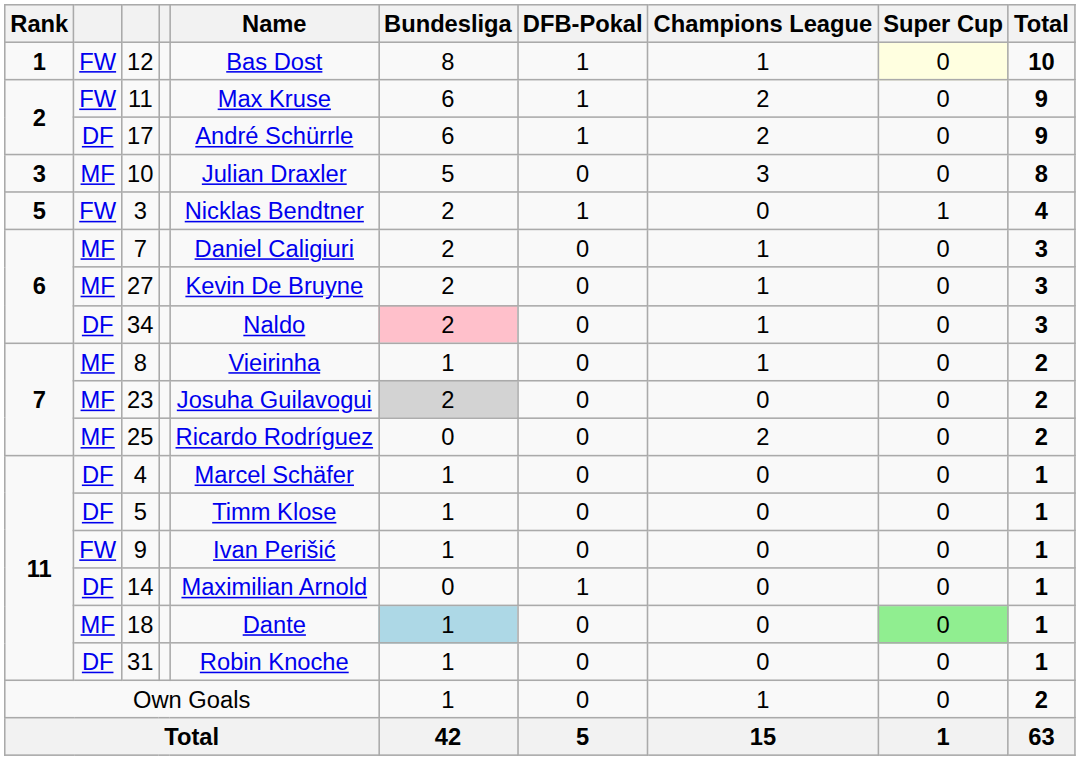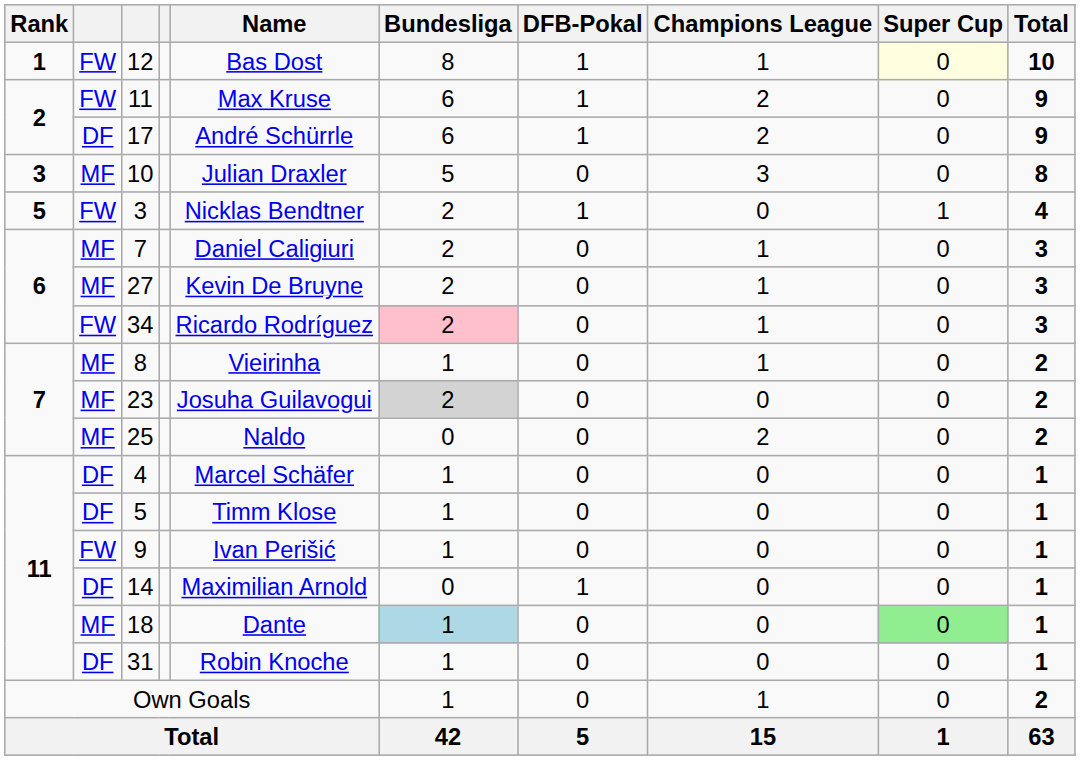(98, 324) DF -> (98, 324) FW
(274, 324) Naldo -> (274, 324) Ricardo Rodríguez
(274, 437) Ricardo Rodríguez -> (274, 437) Naldo
